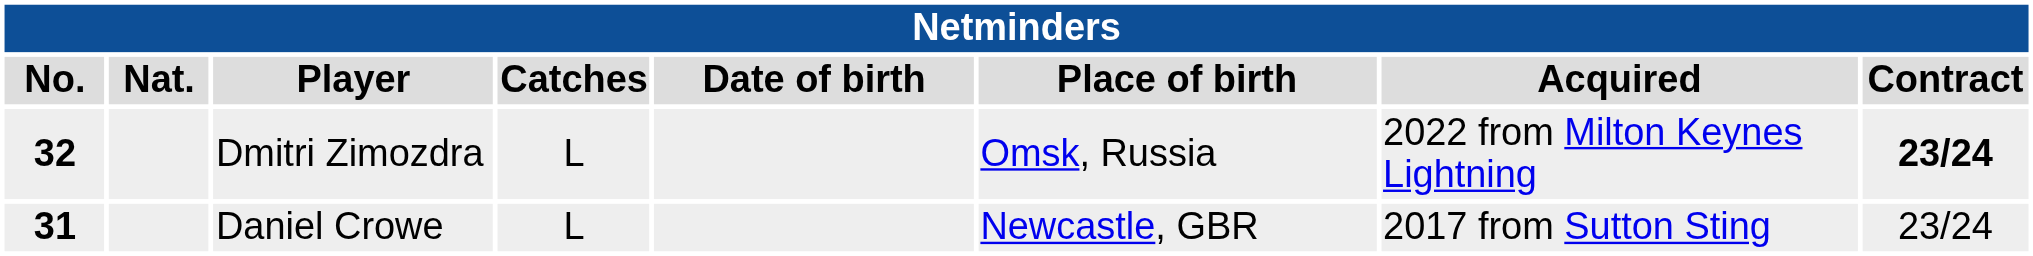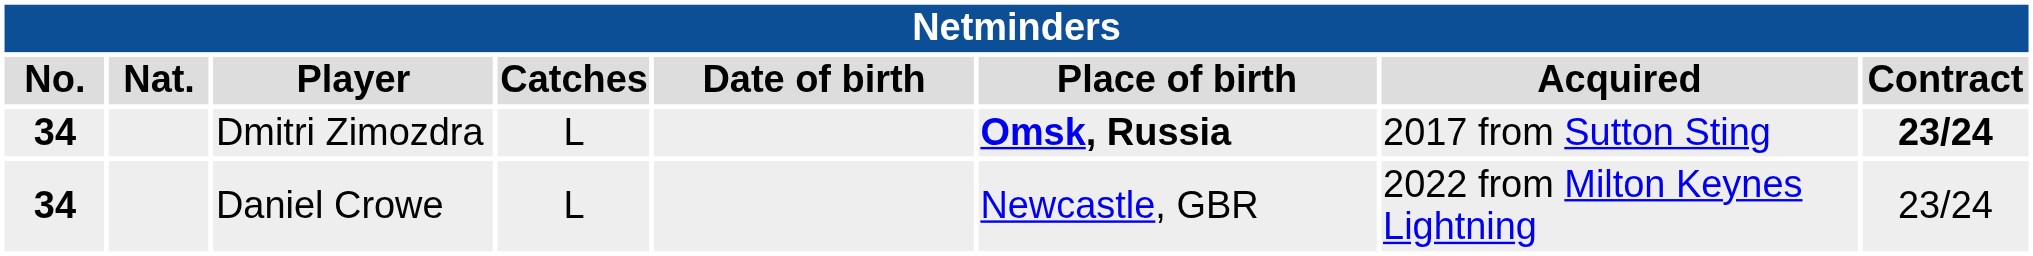(55, 153) 32 -> (55, 132) 34
(1098, 153) normal -> (1106, 132) bold
(1593, 153) 2022 from Milton Keynes Lightning -> (1577, 132) 2017 from Sutton Sting
(55, 226) 31 -> (55, 205) 34
(1577, 226) 2017 from Sutton Sting -> (1593, 205) 2022 from Milton Keynes Lightning
